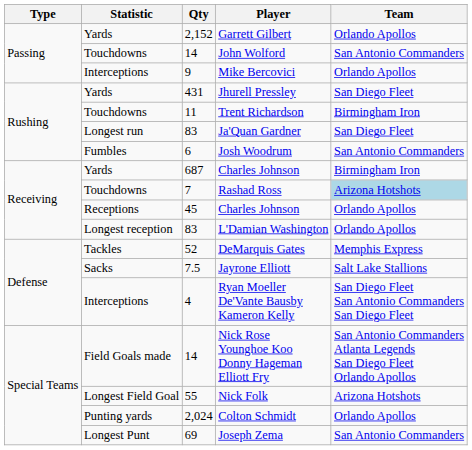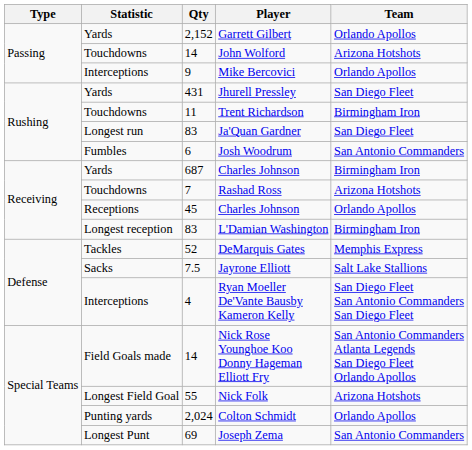(399, 53) San Antonio Commanders -> (377, 53) Arizona Hotshots
(377, 190) lightblue background -> (377, 190) no background
(375, 229) Orlando Apollos -> (377, 229) Birmingham Iron
